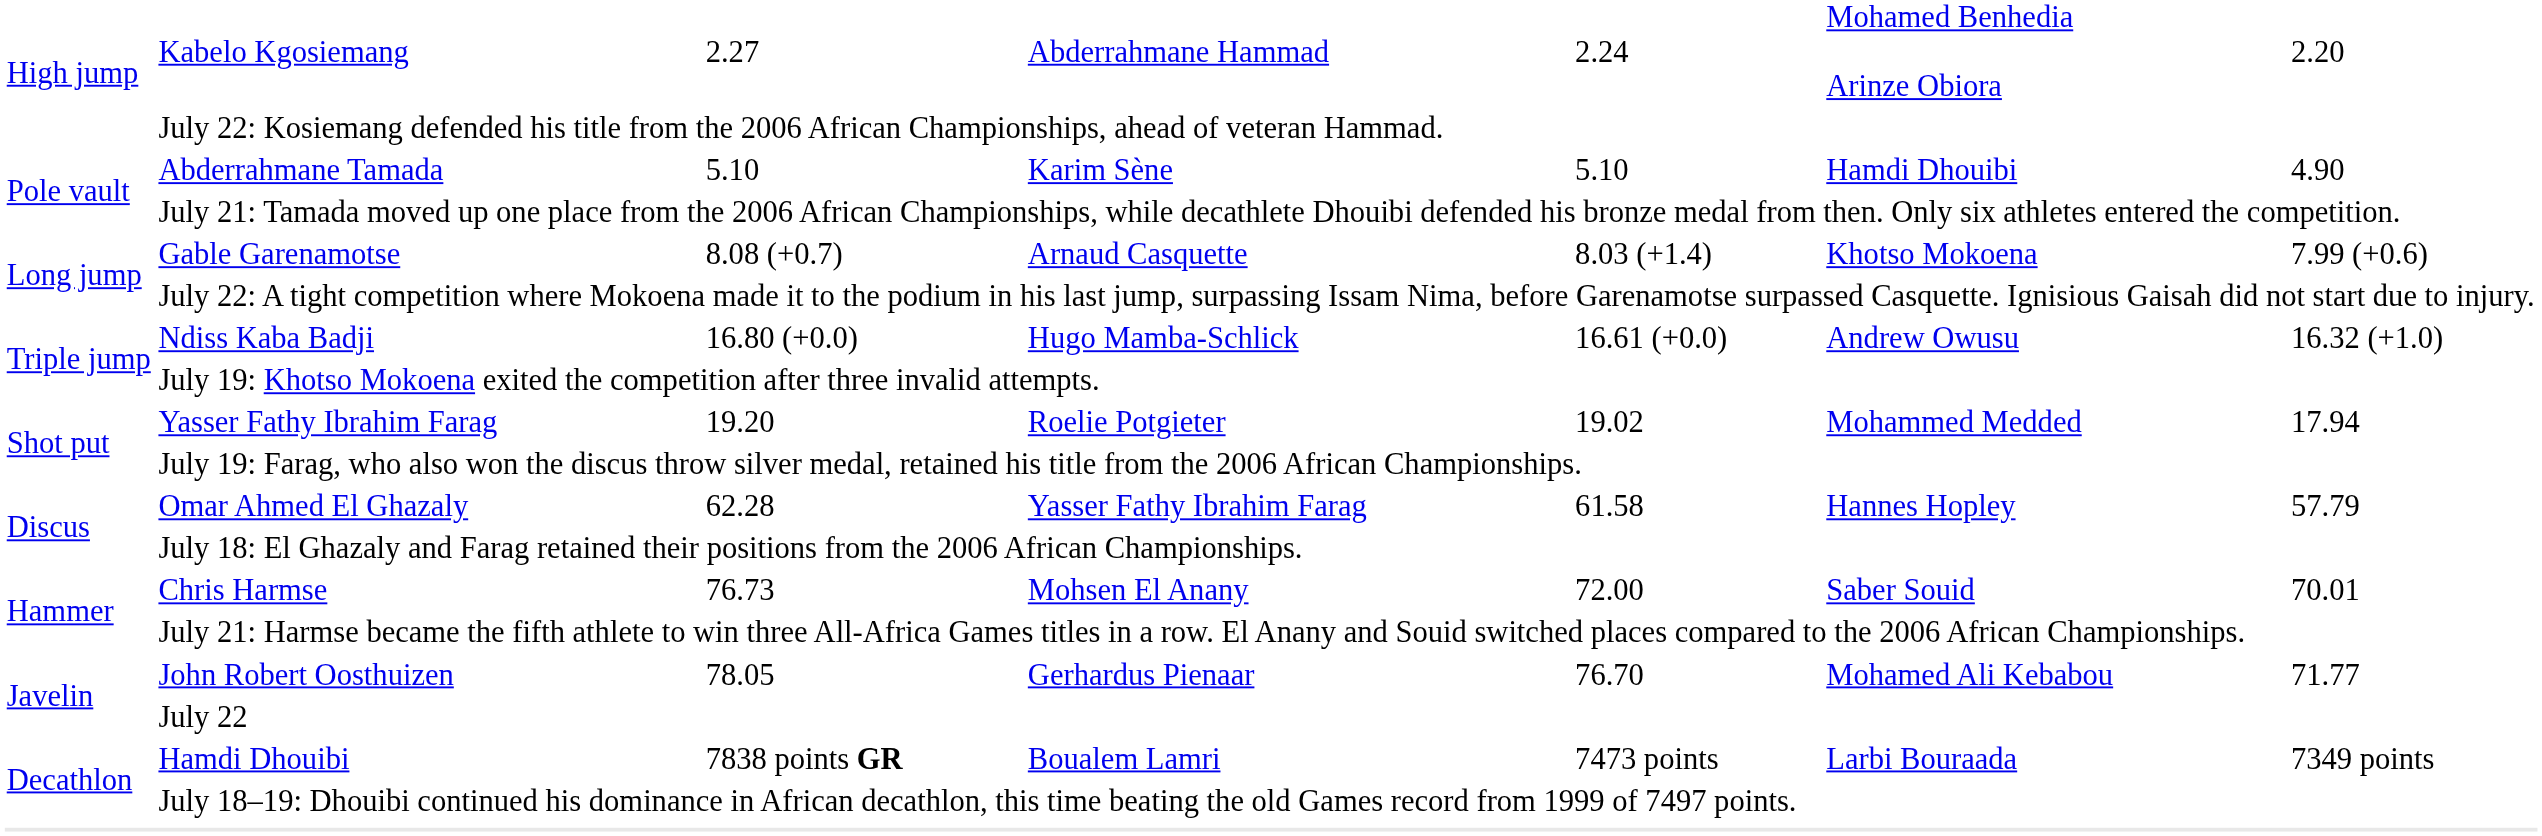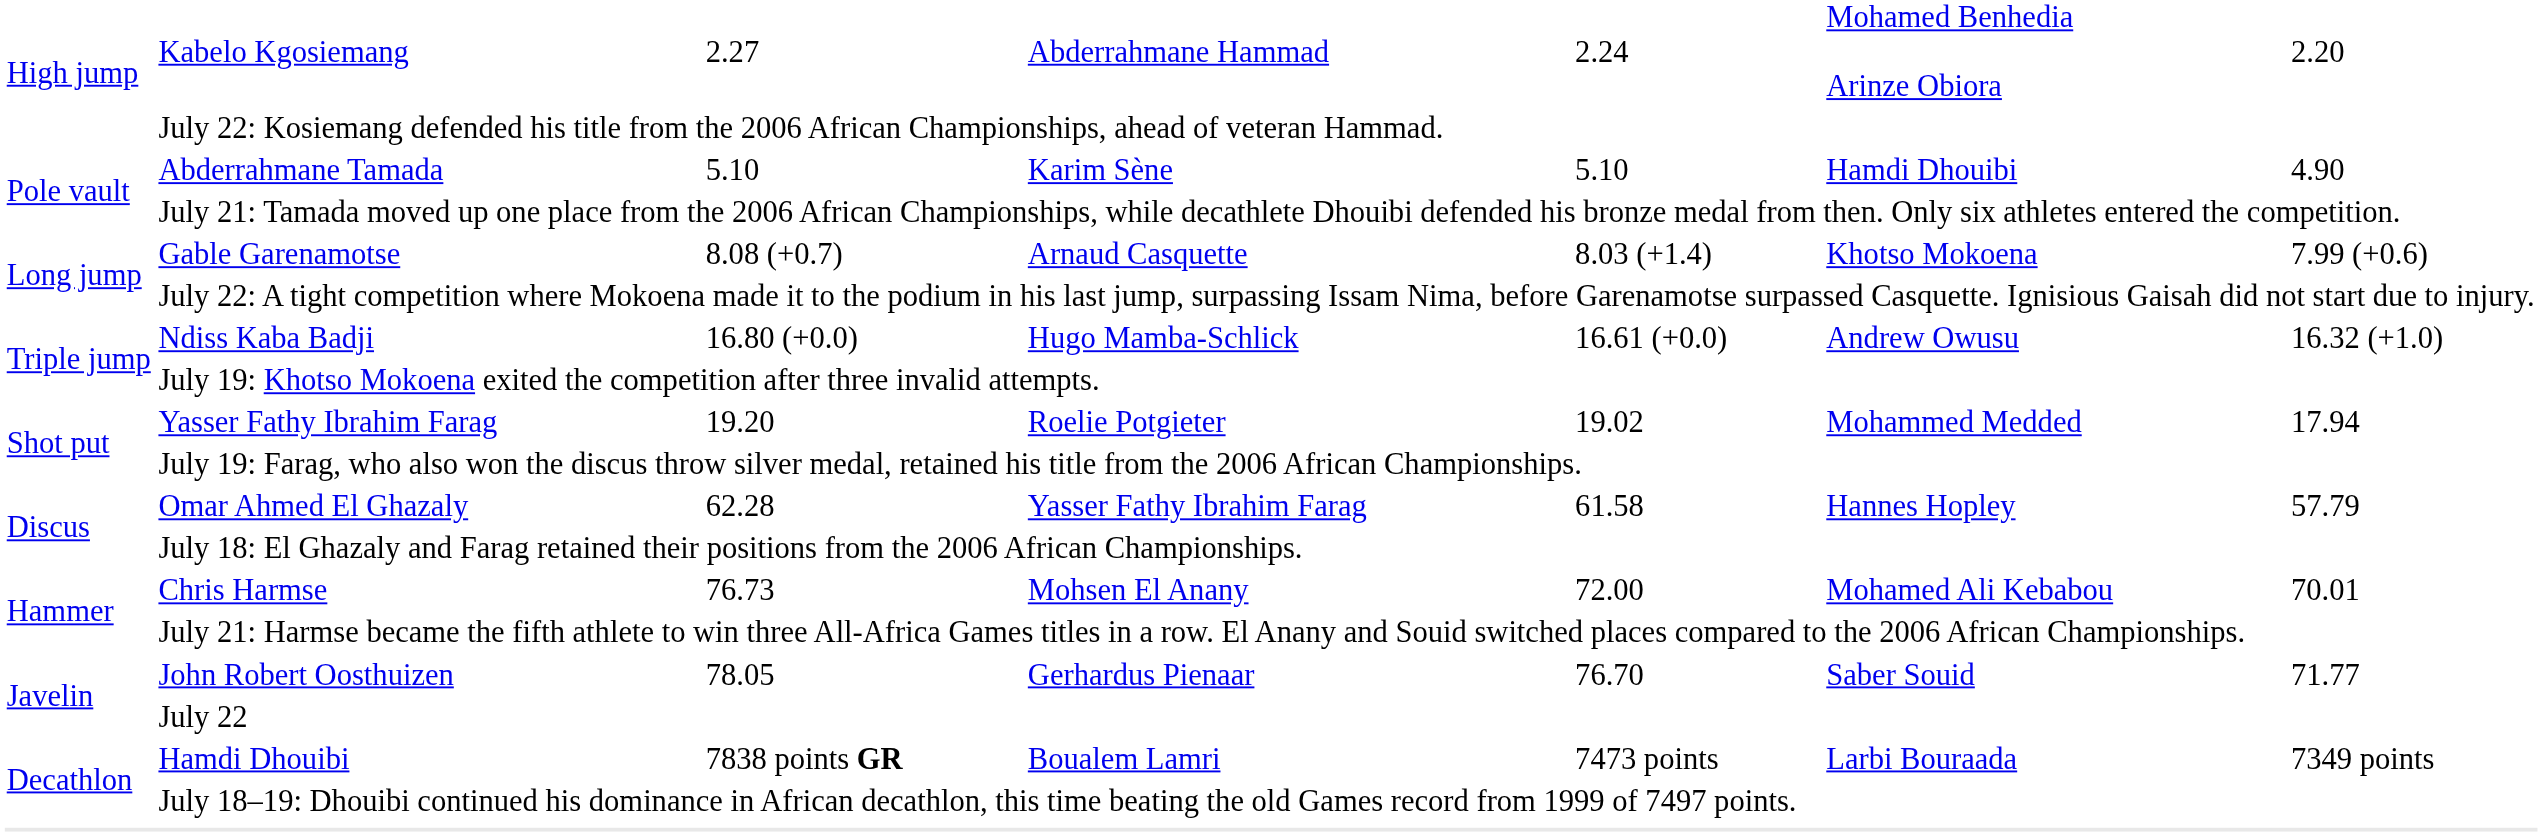(1901, 590) Saber Souid -> (1970, 590) Mohamed Ali Kebabou
(1970, 674) Mohamed Ali Kebabou -> (1901, 674) Saber Souid
